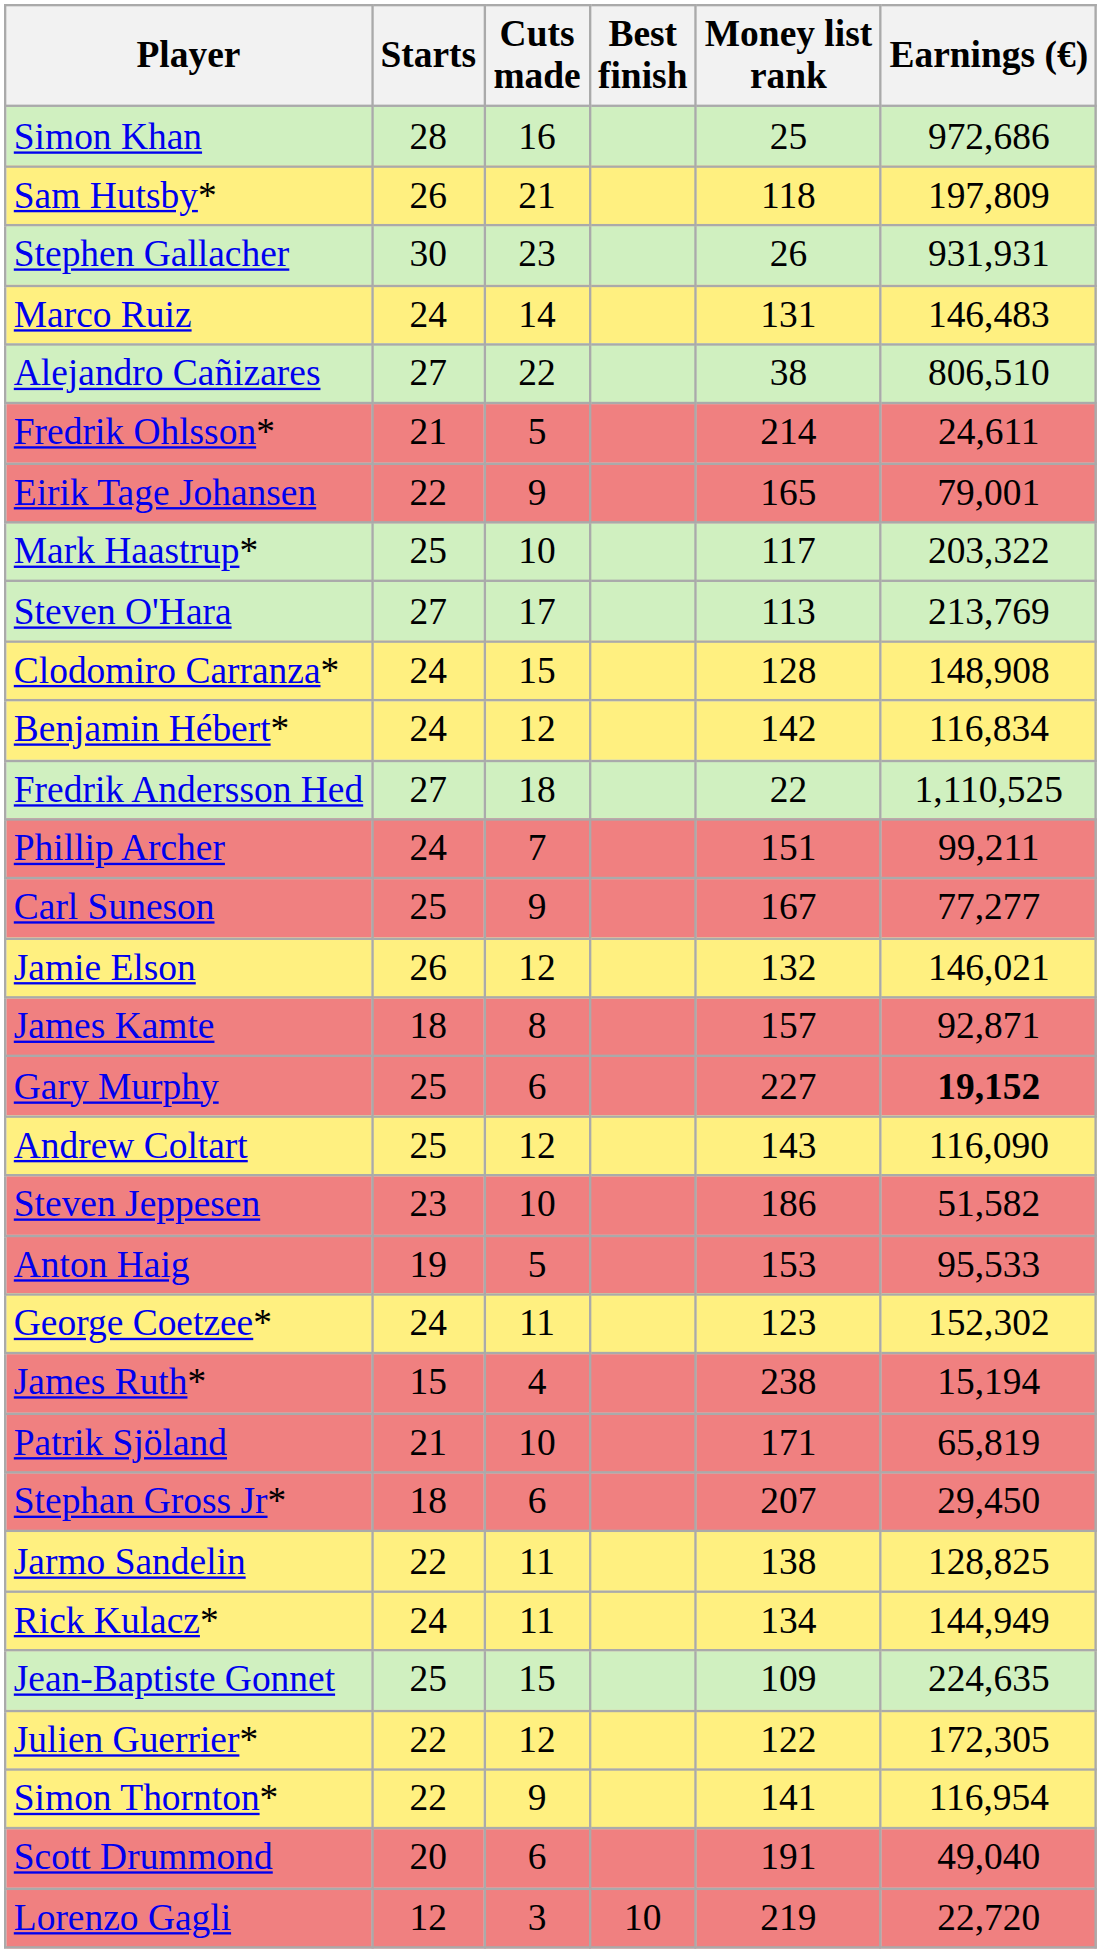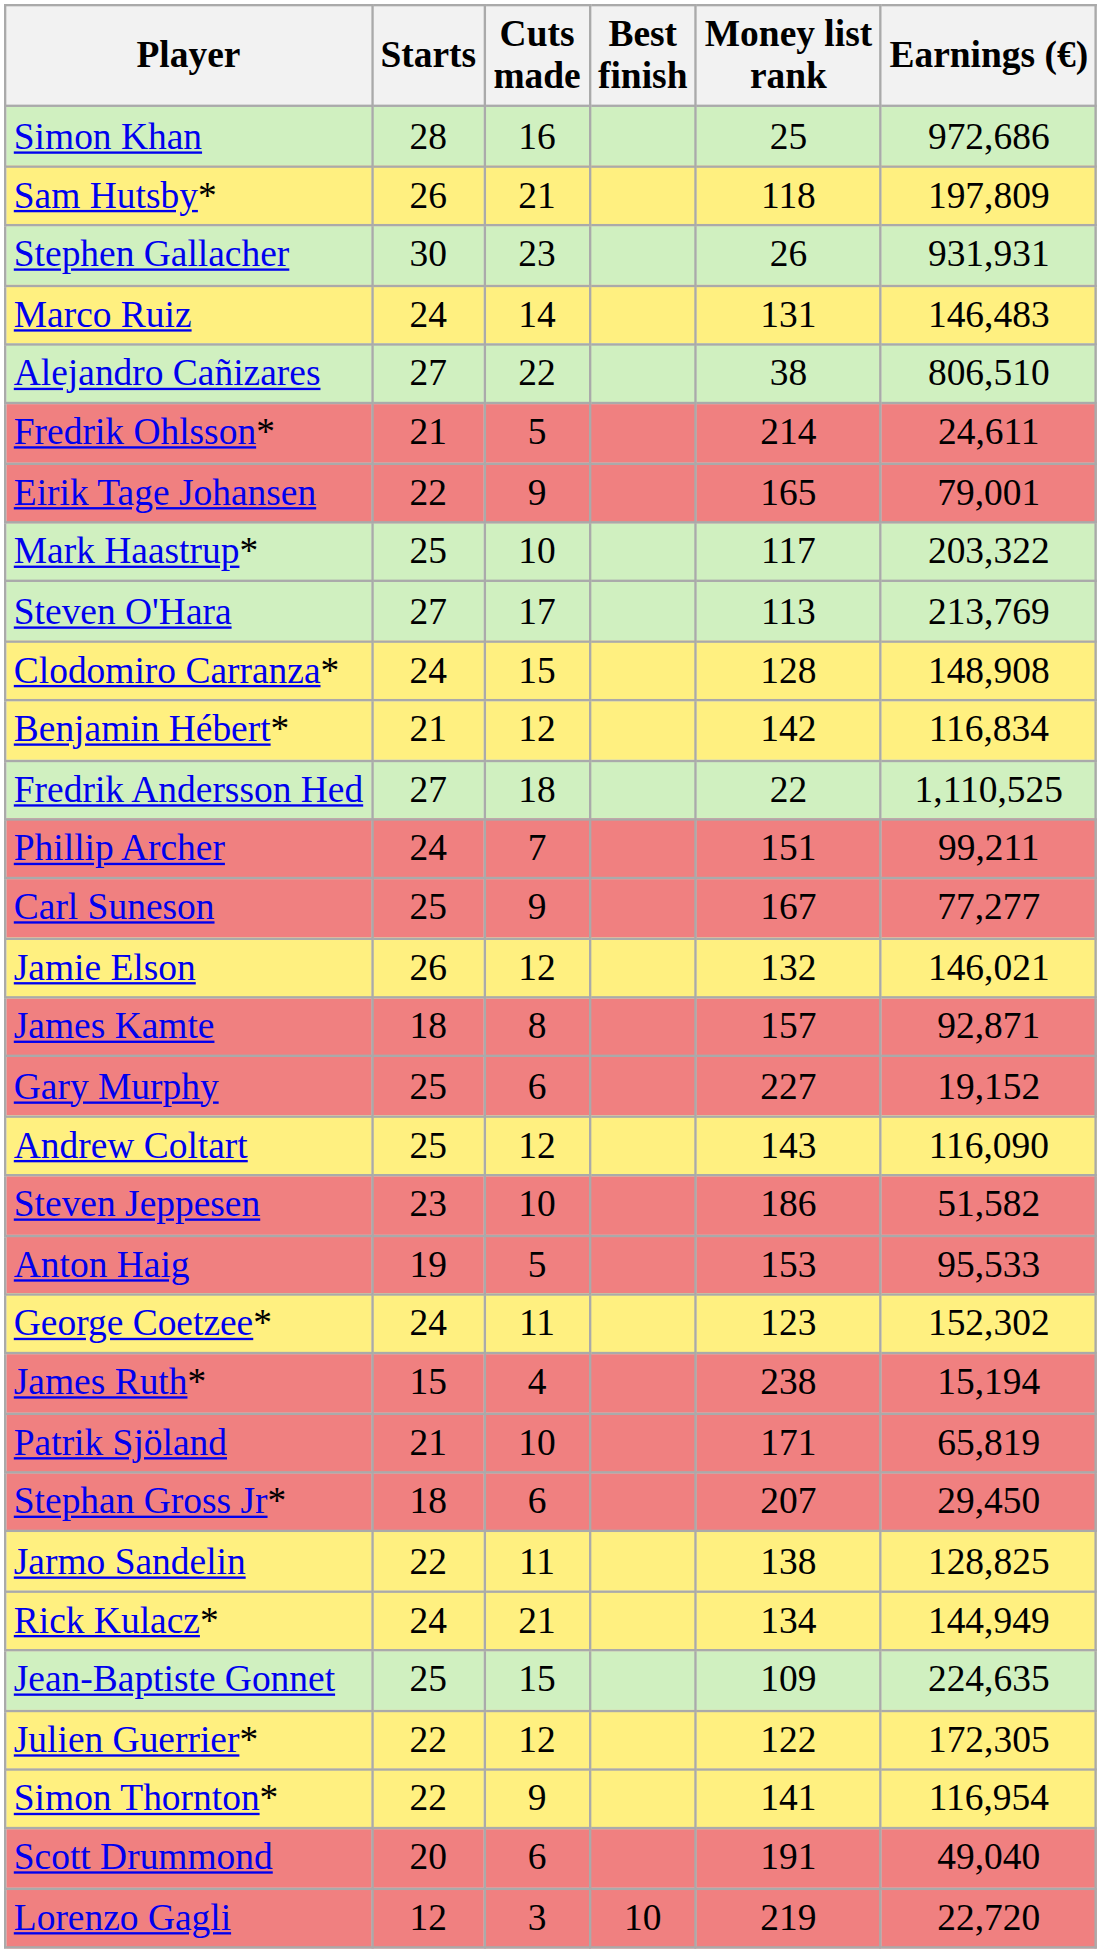(428, 729) 24 -> (428, 729) 21
(989, 1085) bold -> (989, 1085) normal
(537, 1620) 11 -> (537, 1620) 21
